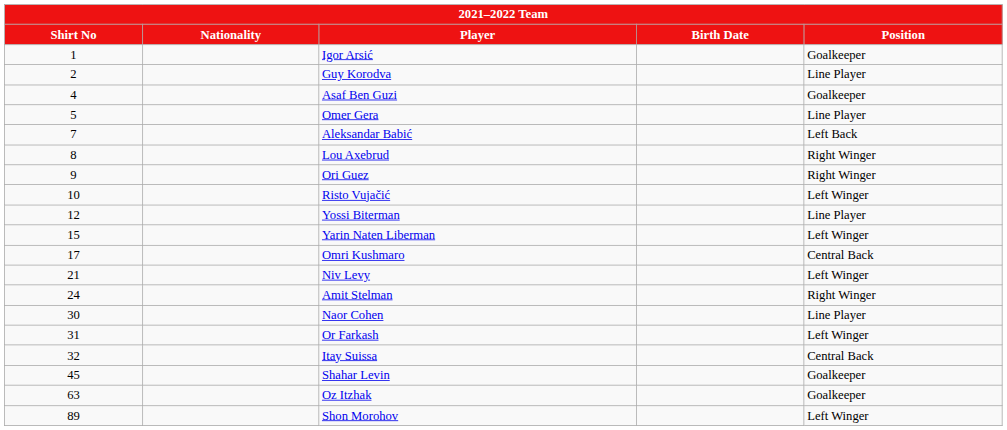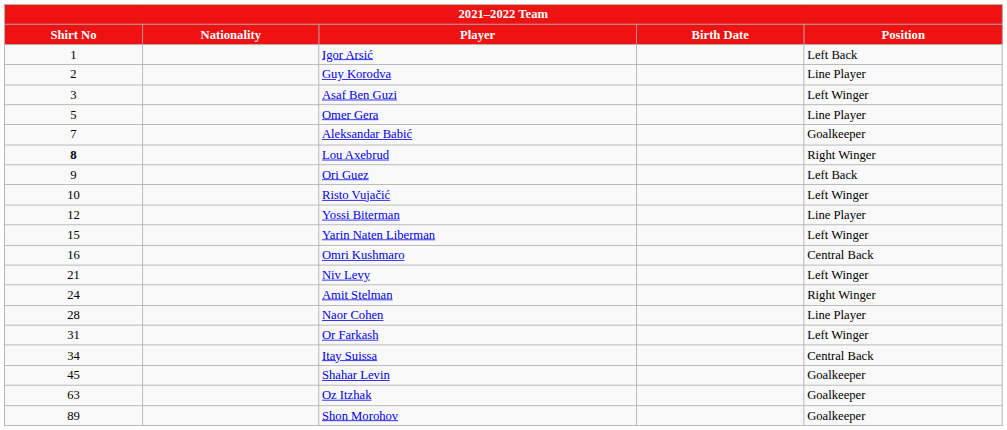(836, 54) Goalkeeper -> (832, 54) Left Back
(73, 94) 4 -> (73, 94) 3
(836, 94) Goalkeeper -> (838, 94) Left Winger
(832, 134) Left Back -> (836, 134) Goalkeeper
(73, 154) normal -> (73, 154) bold
(841, 174) Right Winger -> (832, 174) Left Back
(73, 255) 17 -> (73, 255) 16
(73, 315) 30 -> (73, 315) 28
(73, 355) 32 -> (73, 355) 34
(838, 415) Left Winger -> (836, 415) Goalkeeper
